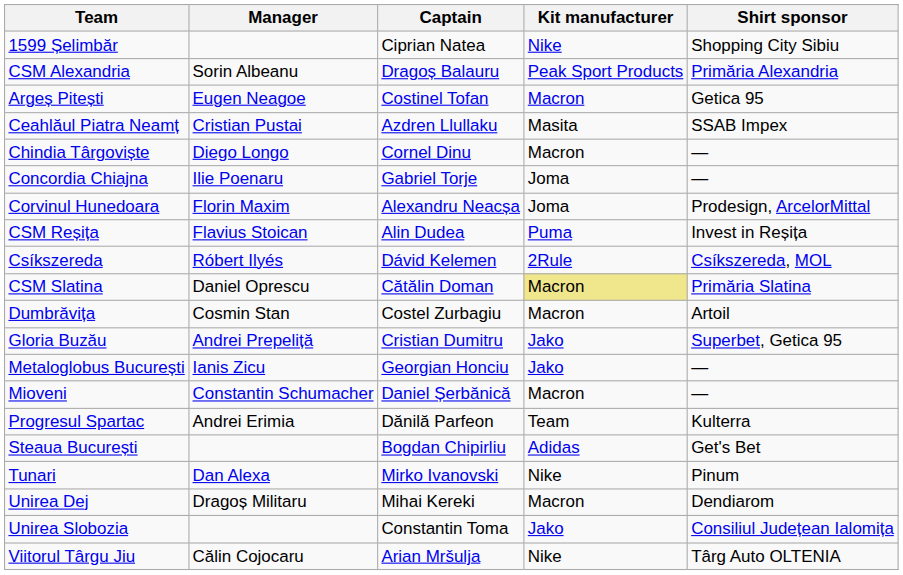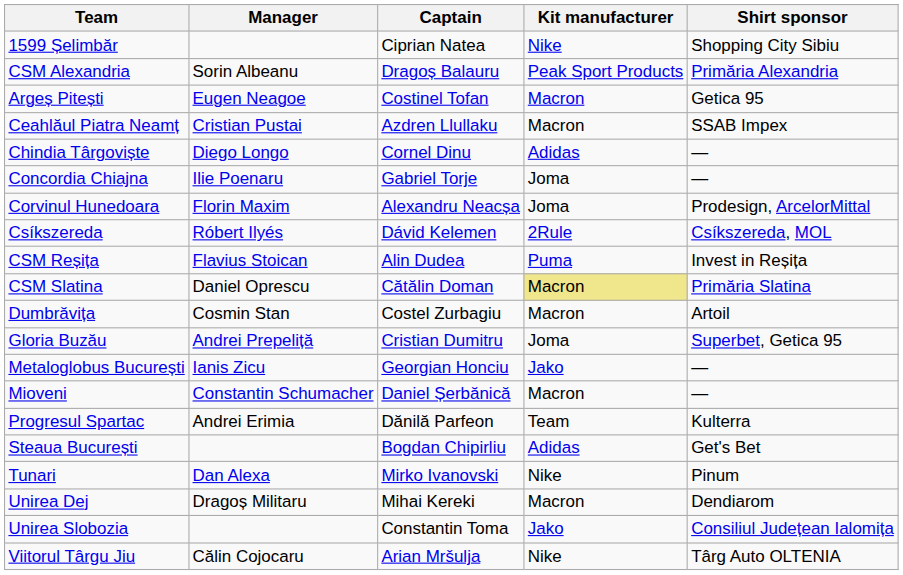(553, 125) Masita -> (556, 125) Macron
(556, 152) Macron -> (554, 152) Adidas
rows swapped: (56, 260) <-> (54, 233)
(546, 340) Jako -> (549, 340) Joma
